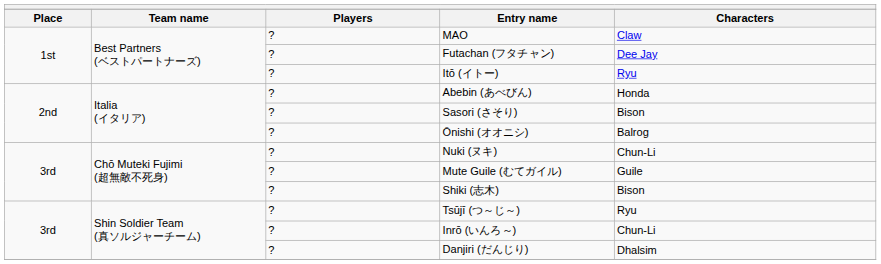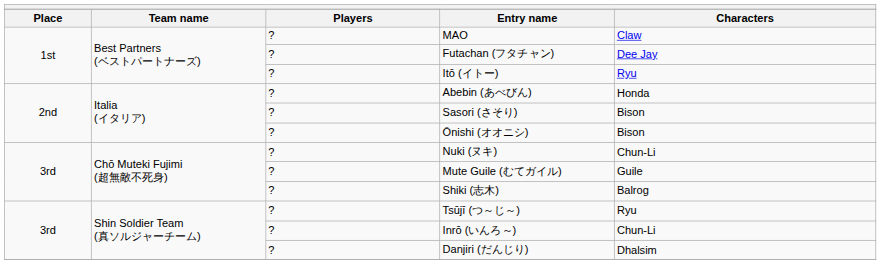(633, 132) Balrog -> (631, 132) Bison
(631, 191) Bison -> (633, 191) Balrog
